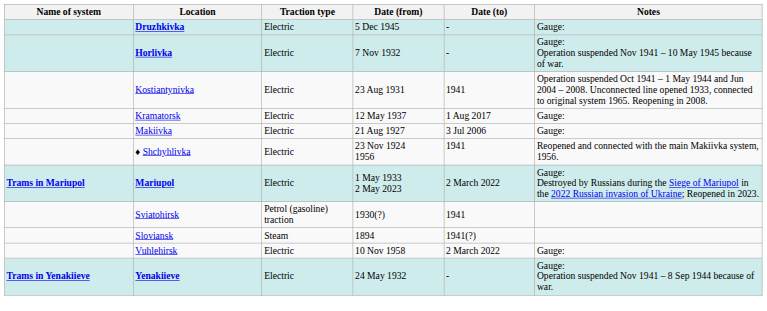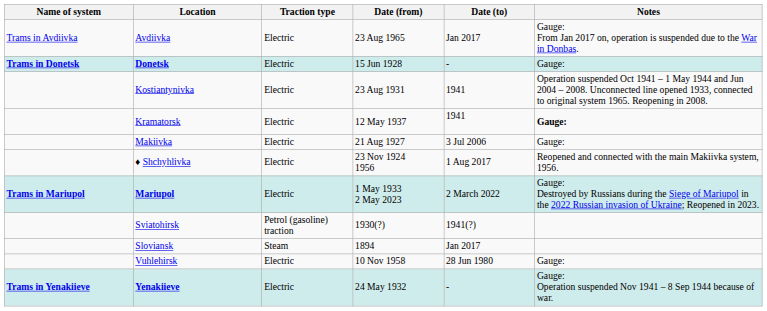+ row: (153, 38)
+ row: (152, 64)
- row: (160, 27)
- row: (154, 53)
(468, 116) 1 Aug 2017 -> (456, 121) 1941
(551, 116) normal -> (552, 121) bold
(456, 152) 1941 -> (468, 162) 1 Aug 2017
(456, 214) 1941 -> (461, 225) 1941(?)
(461, 235) 1941(?) -> (463, 246) Jan 2017
(473, 250) 2 March 2022 -> (469, 261) 28 Jun 1980
